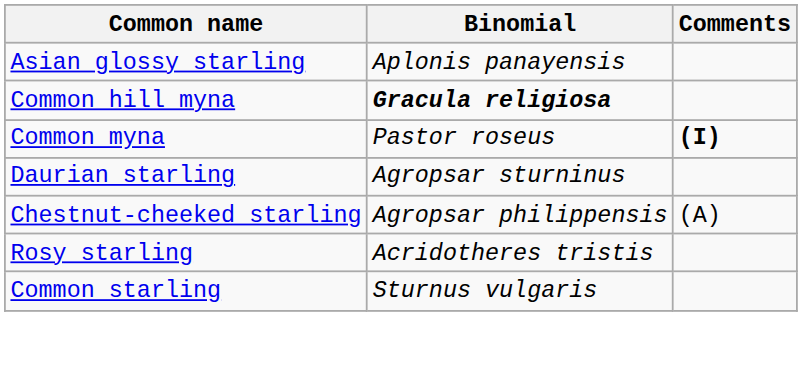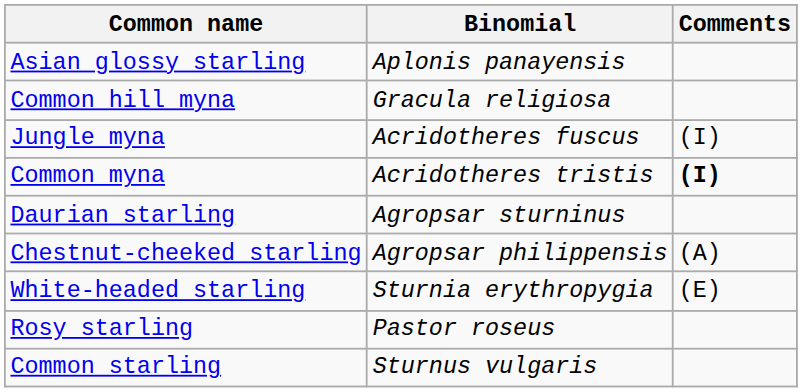(492, 100) bold -> (492, 100) normal
+ row: (88, 138)
(464, 138) Pastor roseus -> (513, 177) Acridotheres tristis
+ row: (158, 291)
(513, 253) Acridotheres tristis -> (464, 329) Pastor roseus
